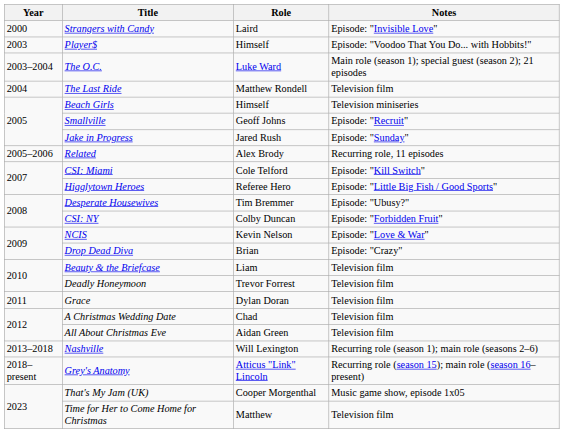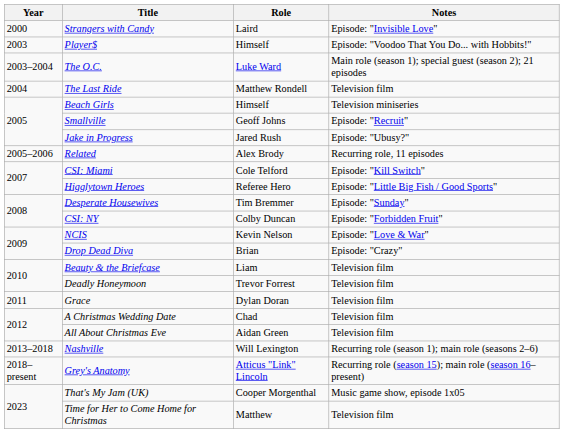(370, 137) Episode: "Sunday" -> (370, 137) Episode: "Ubusy?"
(370, 202) Episode: "Ubusy?" -> (370, 202) Episode: "Sunday"
